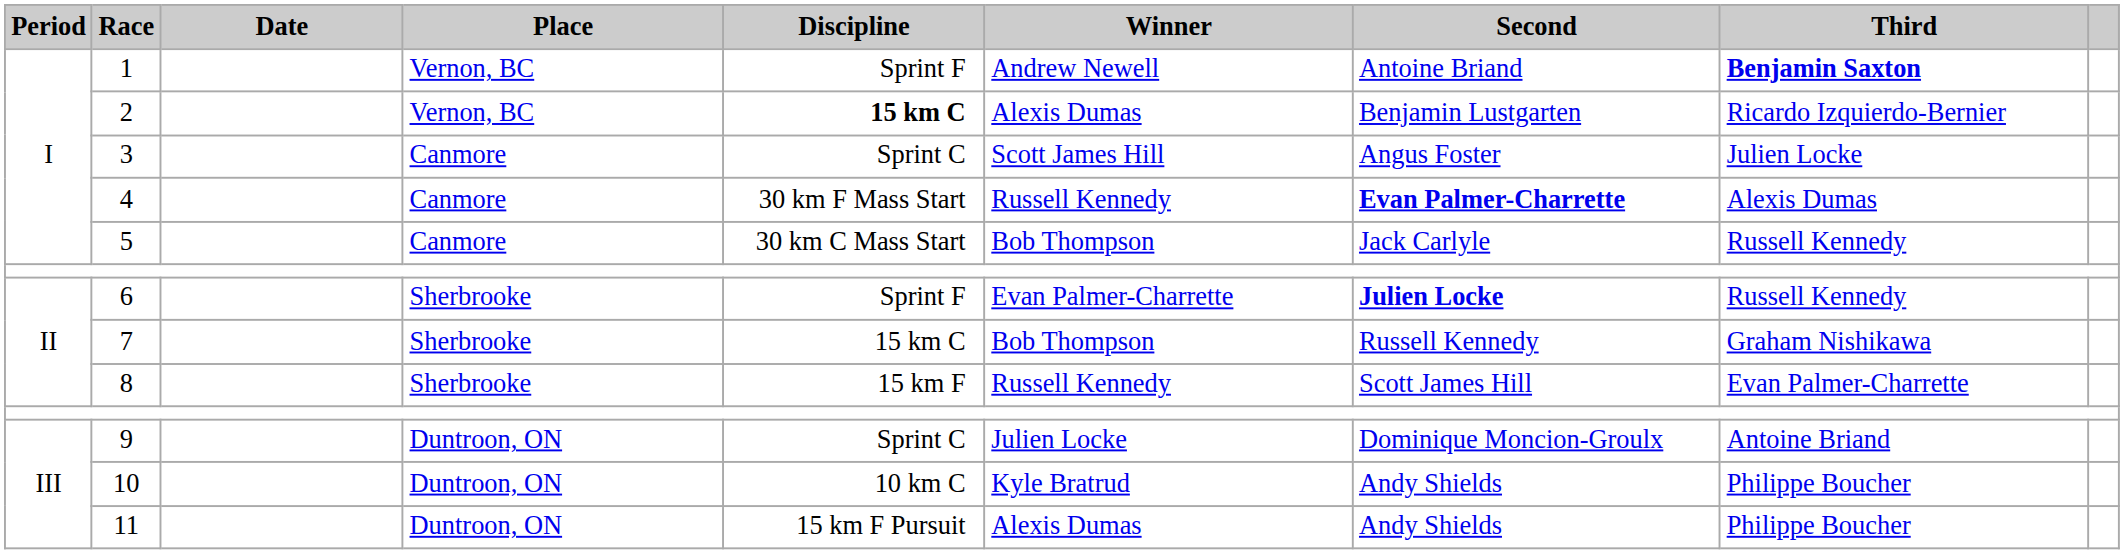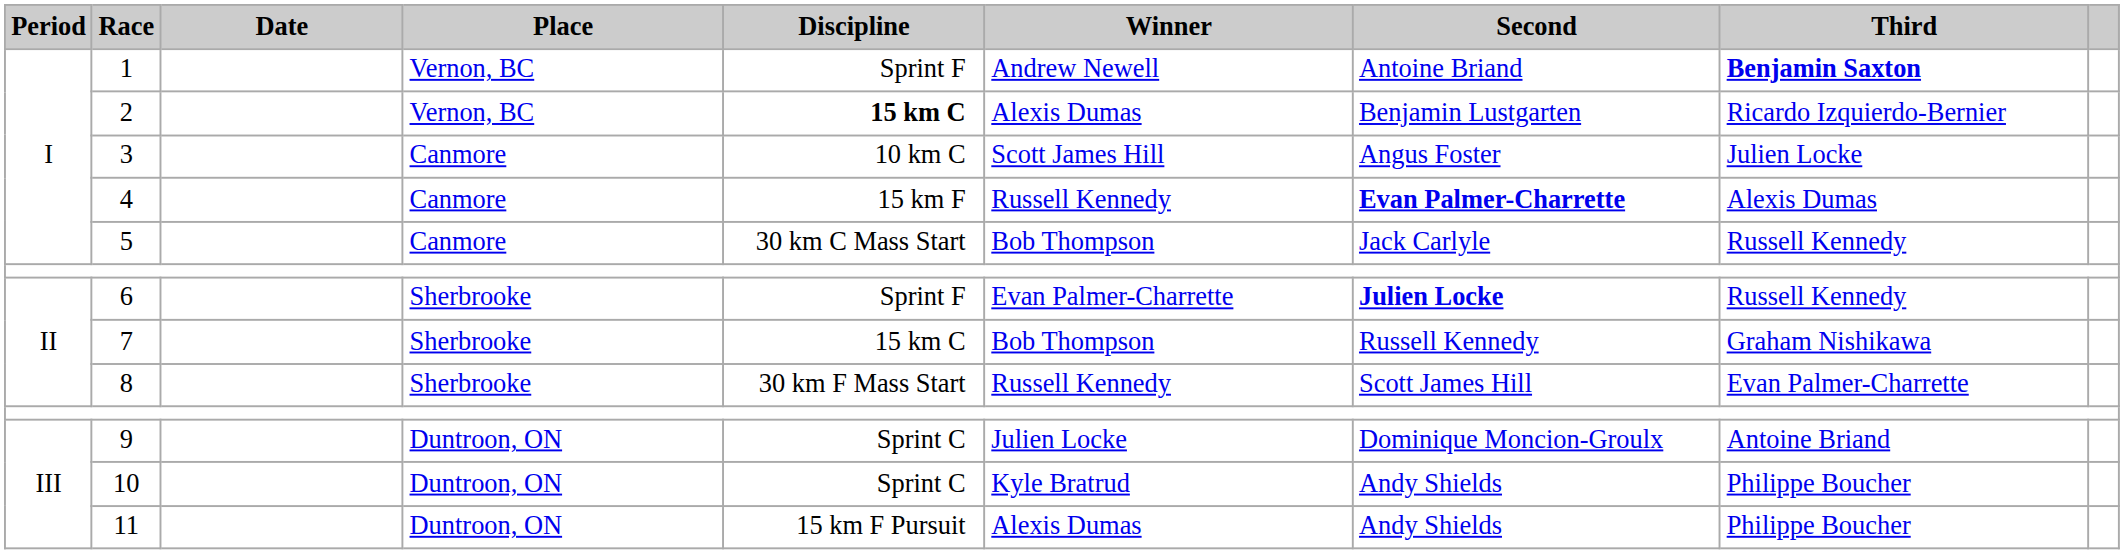(928, 155) Sprint C -> (927, 155) 10 km C
(869, 198) 30 km F Mass Start -> (928, 198) 15 km F
(928, 383) 15 km F -> (869, 383) 30 km F Mass Start
(927, 482) 10 km C -> (928, 482) Sprint C
